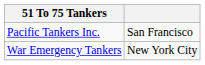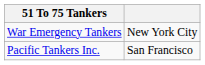rows swapped: (53, 32) <-> (64, 50)
